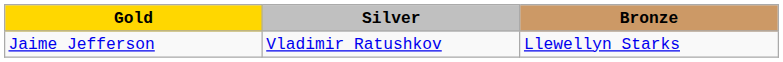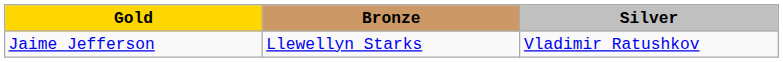columns swapped: (391, 18) <-> (649, 18)
